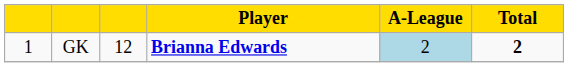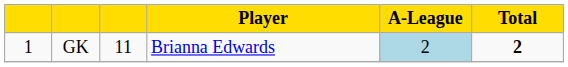(123, 47) 12 -> (123, 47) 11
(219, 47) bold -> (213, 47) normal
